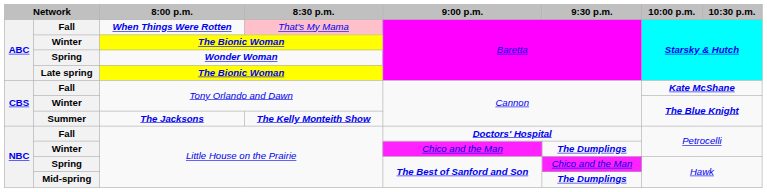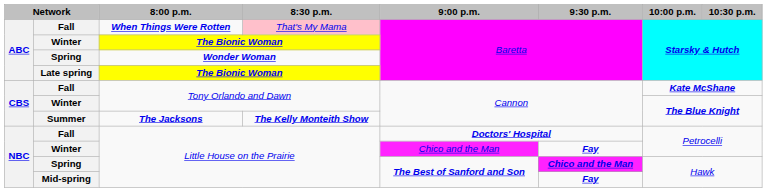(592, 149) The Dumplings -> (590, 149) Fay
(592, 164) normal -> (590, 164) bold
(592, 179) The Dumplings -> (590, 179) Fay
